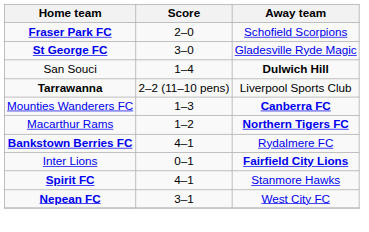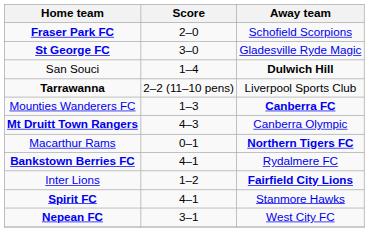+ row: (72, 124)
(184, 124) 1–2 -> (189, 143) 0–1
(184, 161) 0–1 -> (189, 180) 1–2
